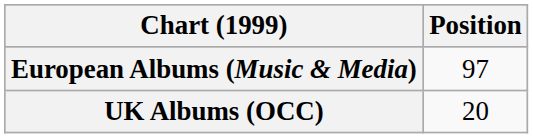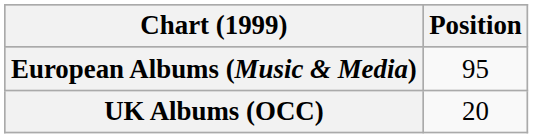(476, 68) 97 -> (476, 68) 95
